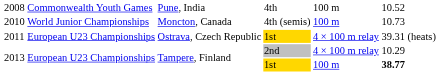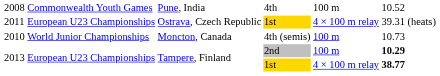rows swapped: (14, 22) <-> (14, 36)
(346, 50) 4 × 100 m relay -> (326, 50) 100 m
(393, 50) normal -> (393, 50) bold
(326, 65) 100 m -> (346, 65) 4 × 100 m relay
